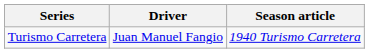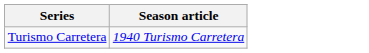- column: (168, 15)
